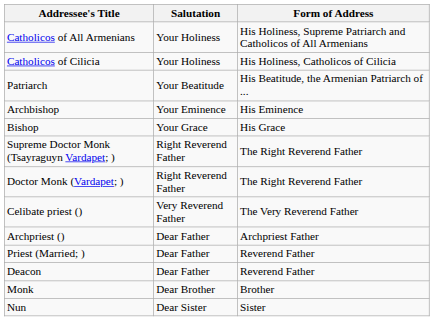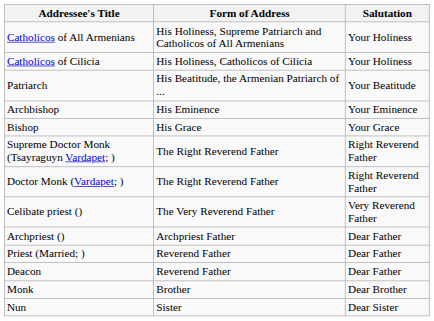columns swapped: (333, 13) <-> (196, 13)
